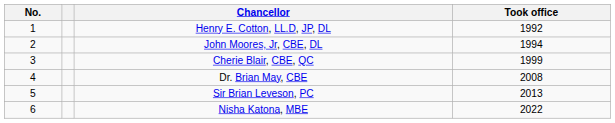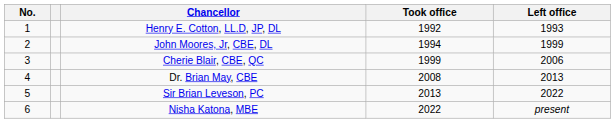+ column: (552, 12)
